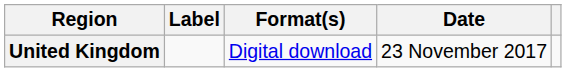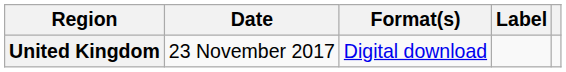columns swapped: (464, 19) <-> (194, 19)
